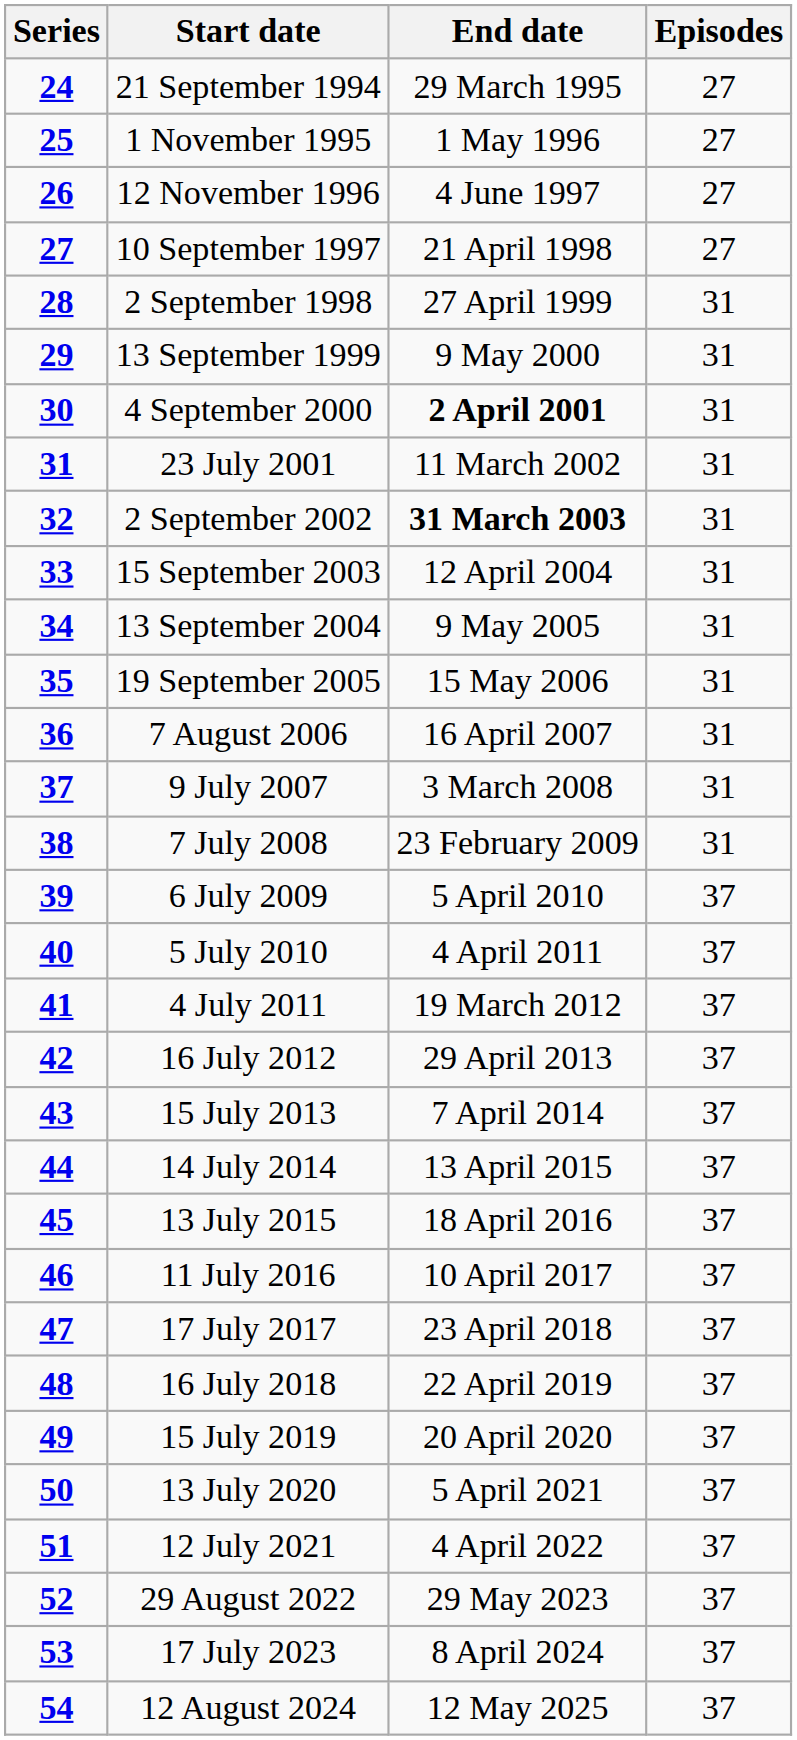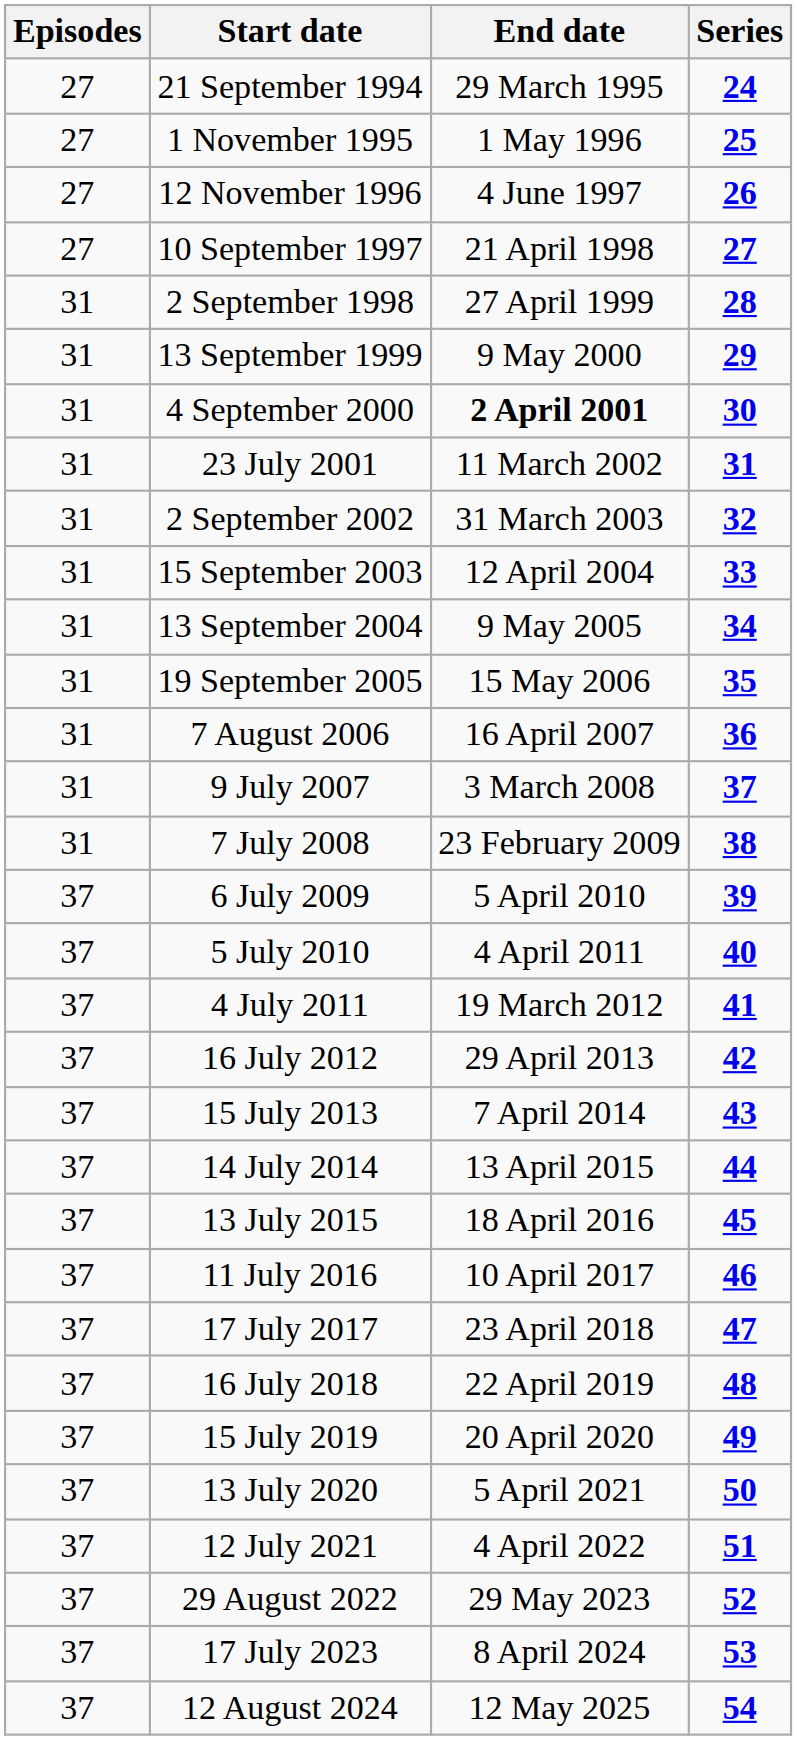columns swapped: (56, 31) <-> (719, 31)
(518, 517) bold -> (559, 517) normal
